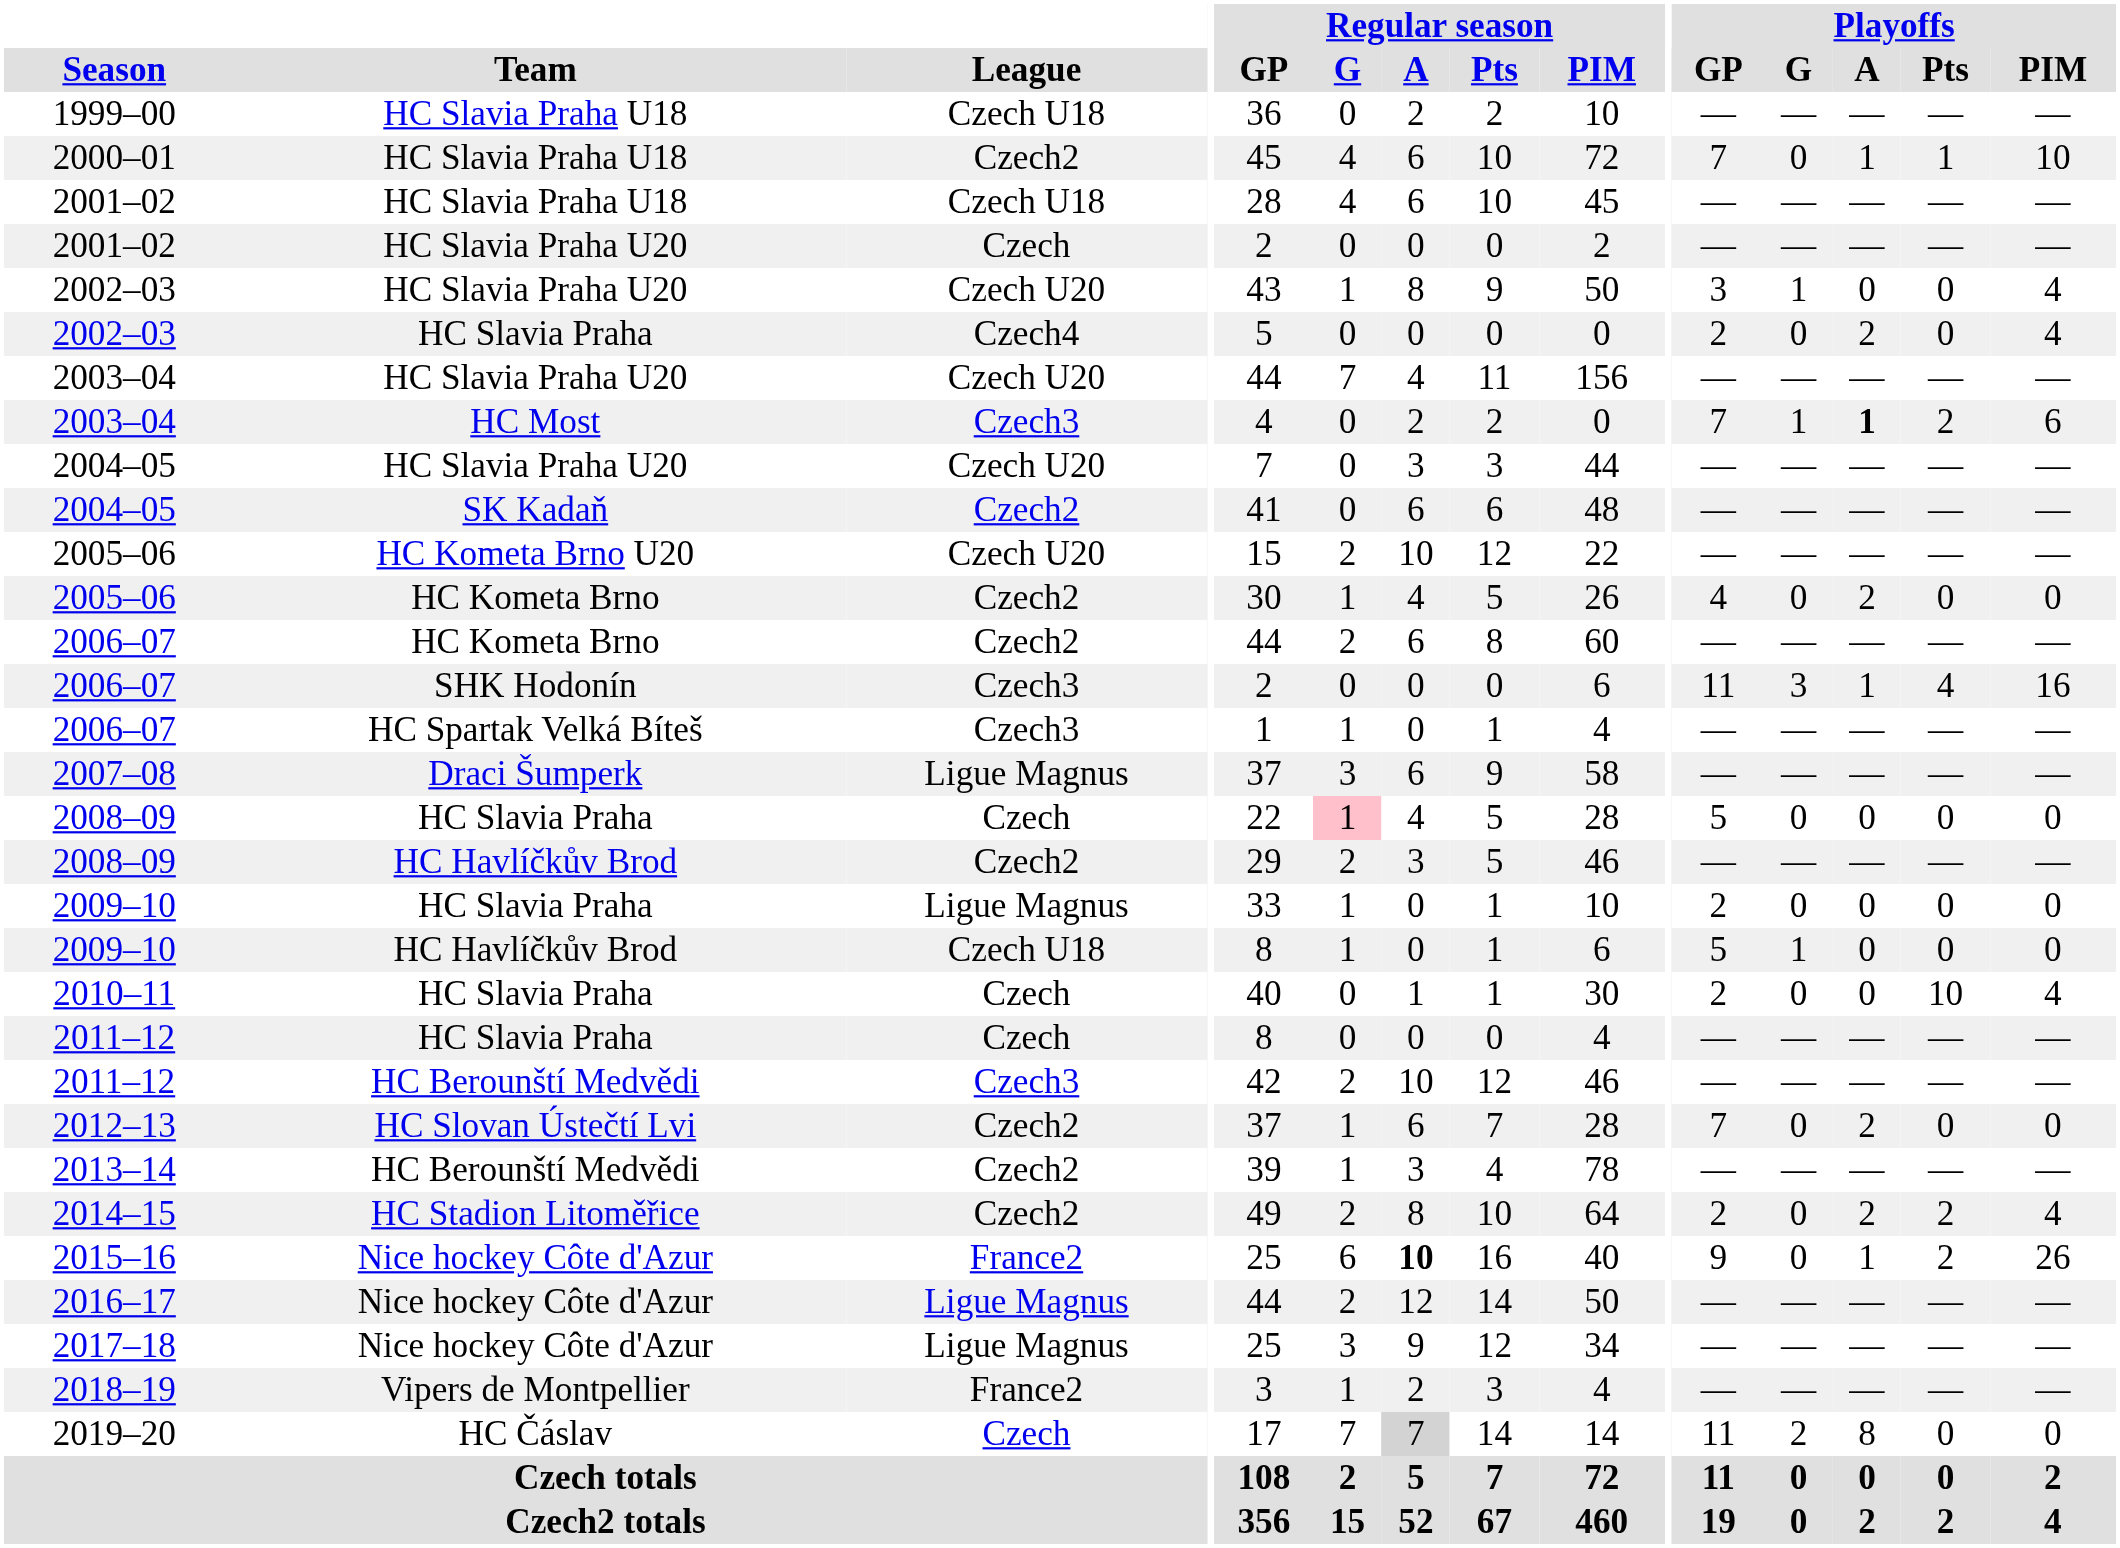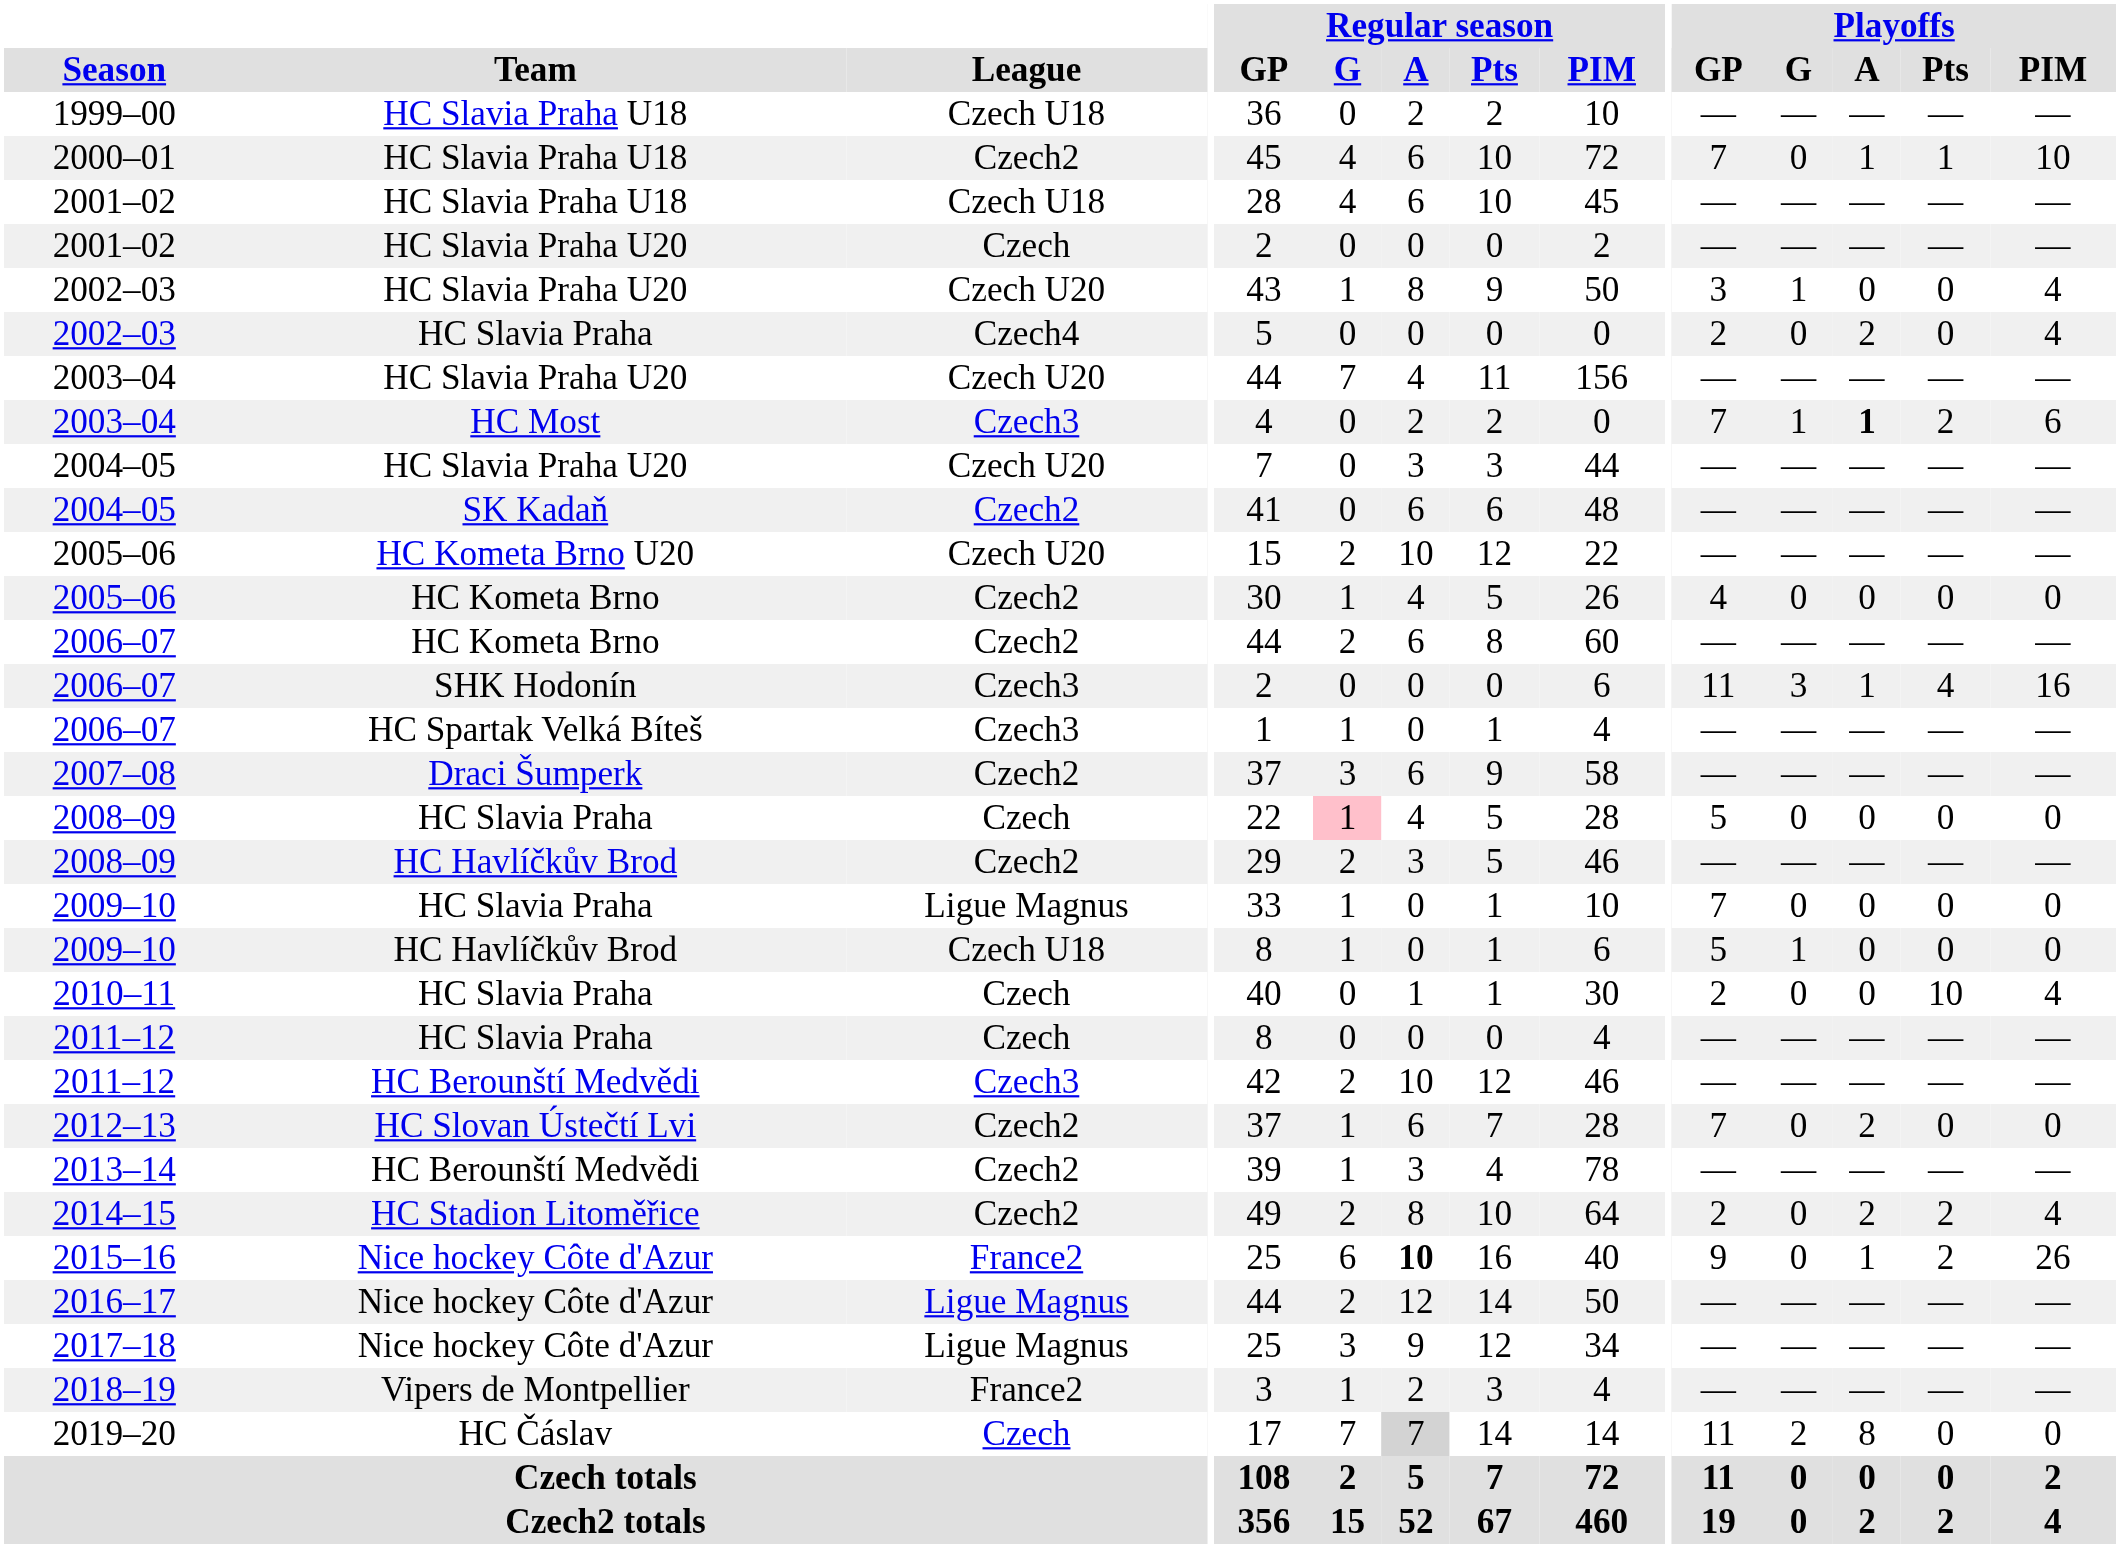(1867, 597) 2 -> (1867, 597) 0
(1027, 773) Ligue Magnus -> (1027, 773) Czech2
(1718, 905) 2 -> (1718, 905) 7
